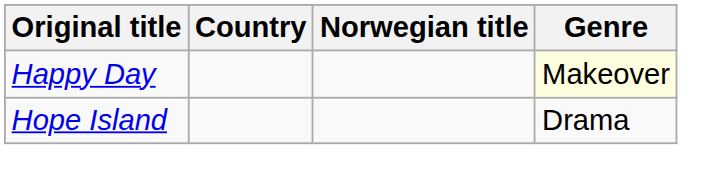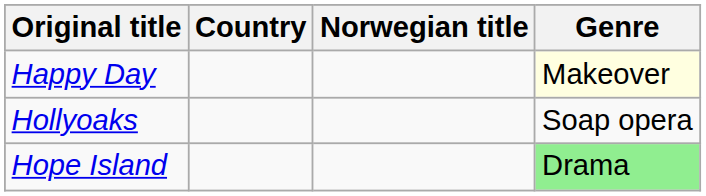+ row: (75, 119)
(586, 119) no background -> (586, 166) lightgreen background
